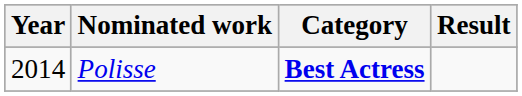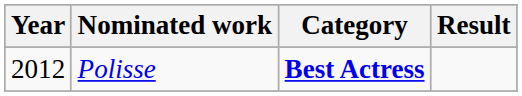(38, 68) 2014 -> (38, 68) 2012
